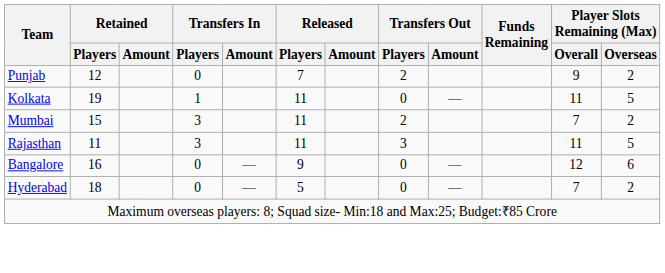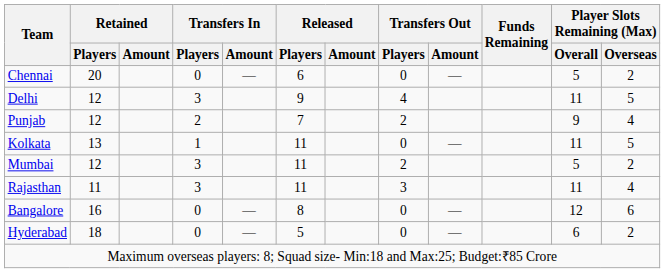+ row: (30, 76)
+ row: (23, 98)
(198, 76) 0 -> (198, 120) 2
(631, 76) 2 -> (631, 120) 4
(95, 98) 19 -> (95, 143) 13
(95, 120) 15 -> (95, 165) 12
(576, 120) 7 -> (576, 165) 5
(631, 143) 5 -> (631, 187) 4
(300, 165) 9 -> (300, 210) 8
(576, 187) 7 -> (576, 232) 6
